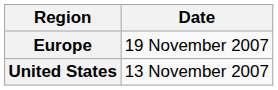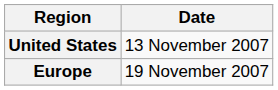rows swapped: (63, 71) <-> (63, 44)
